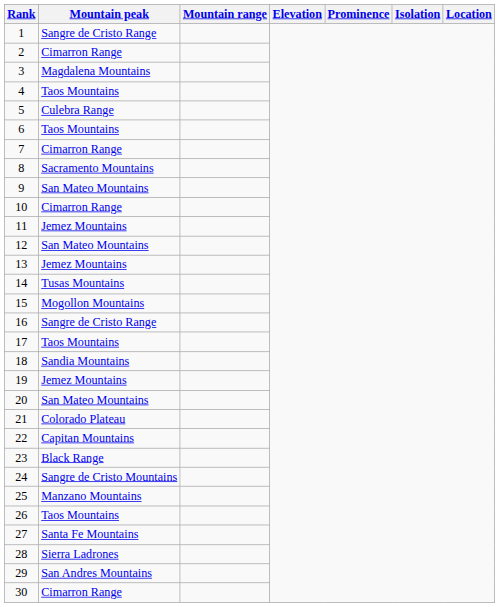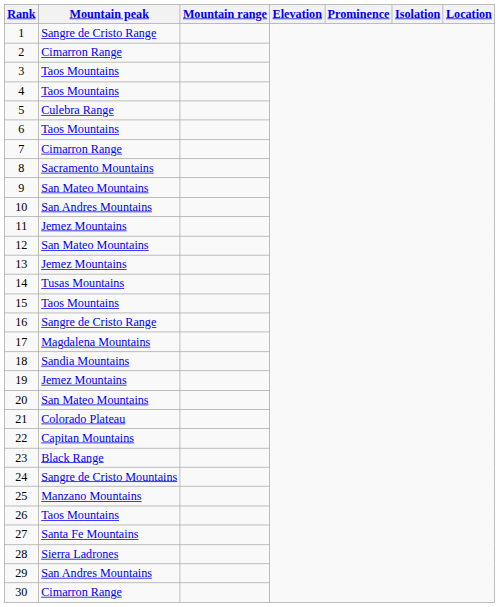(96, 71) Magdalena Mountains -> (80, 71) Taos Mountains
(82, 206) Cimarron Range -> (97, 206) San Andres Mountains
(93, 303) Mogollon Mountains -> (80, 303) Taos Mountains
(80, 341) Taos Mountains -> (96, 341) Magdalena Mountains
